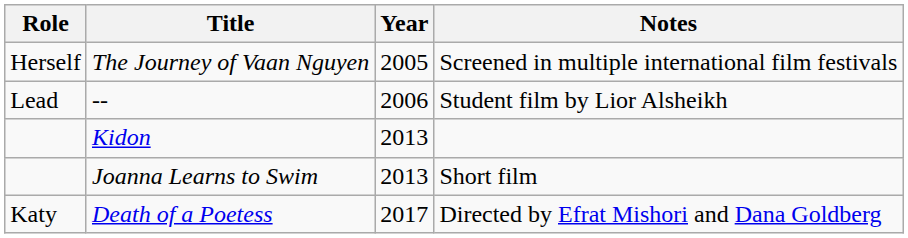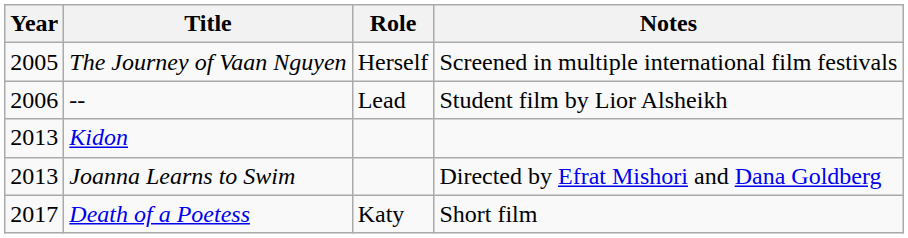columns swapped: (404, 23) <-> (46, 23)
(488, 175) Short film -> (660, 175) Directed by Efrat Mishori and Dana Goldberg
(660, 213) Directed by Efrat Mishori and Dana Goldberg -> (488, 213) Short film
